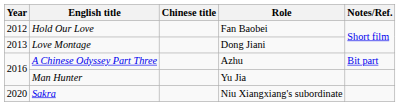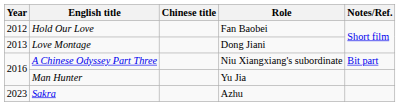(232, 61) Azhu -> (282, 61) Niu Xiangxiang's subordinate
(17, 93) 2020 -> (17, 93) 2023
(282, 93) Niu Xiangxiang's subordinate -> (232, 93) Azhu
